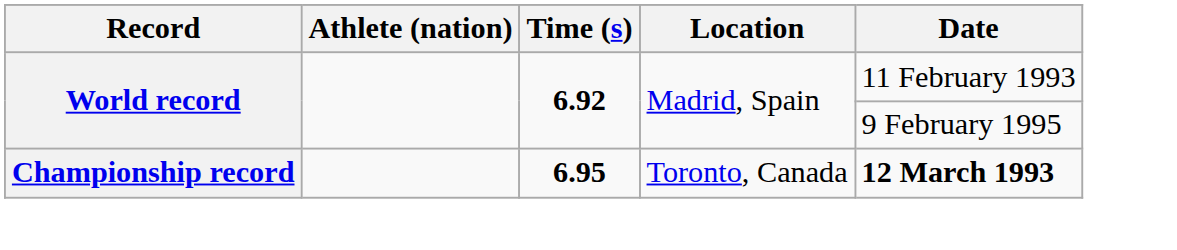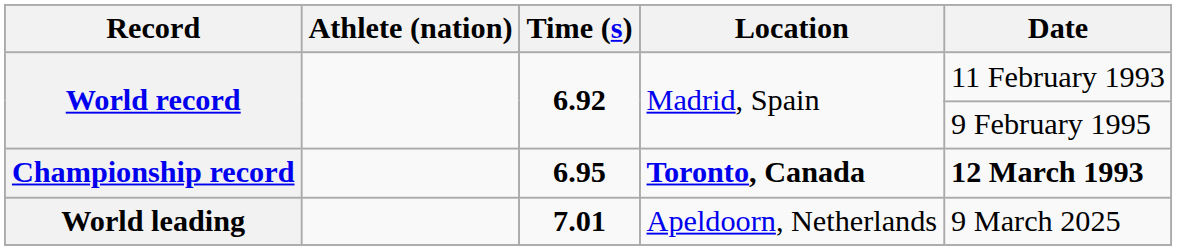(747, 172) normal -> (756, 172) bold
+ row: (153, 220)
